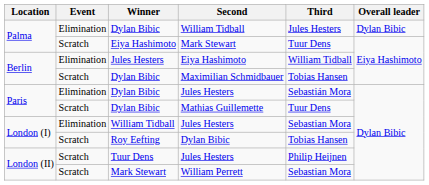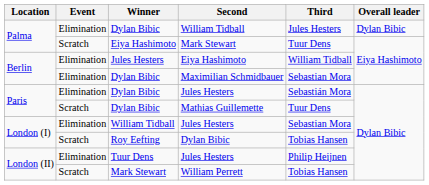(74, 76) Scratch -> (82, 76) Elimination
(318, 76) Tobias Hansen -> (320, 76) Sebastian Mora
(74, 156) Scratch -> (82, 156) Elimination
(320, 172) Sebastian Mora -> (318, 172) Tobias Hansen
